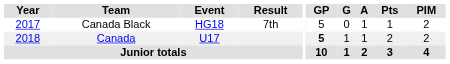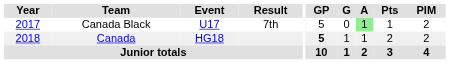(209, 24) HG18 -> (209, 24) U17
(364, 24) no background -> (364, 24) lightgreen background
(209, 38) U17 -> (209, 38) HG18
